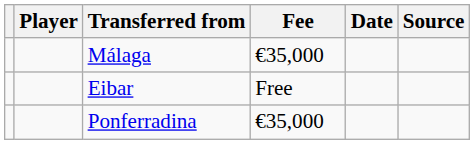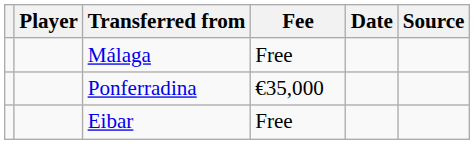(289, 54) €35,000 -> (274, 54) Free
rows swapped: (142, 121) <-> (111, 88)
